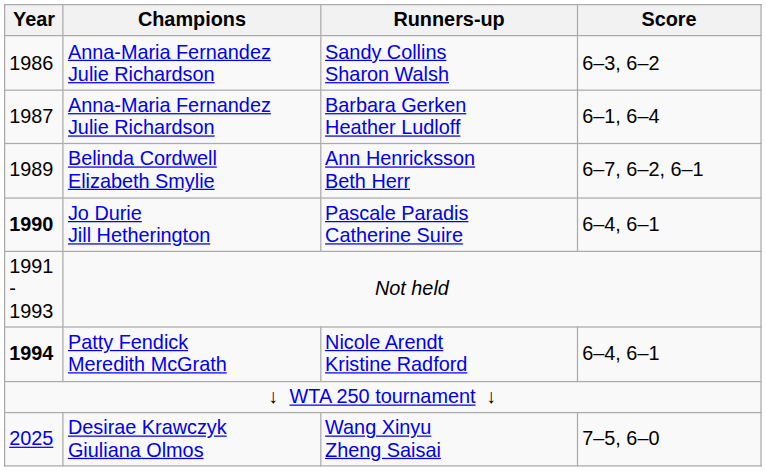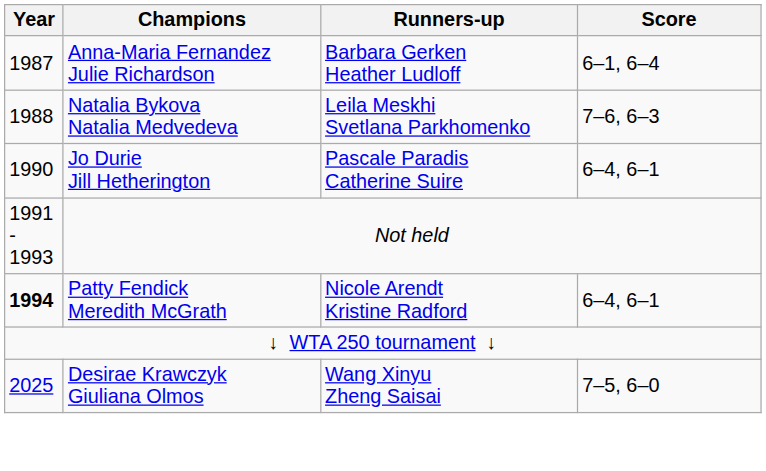- row: (387, 62)
+ row: (428, 116)
- row: (400, 170)
(31, 224) bold -> (31, 170) normal
